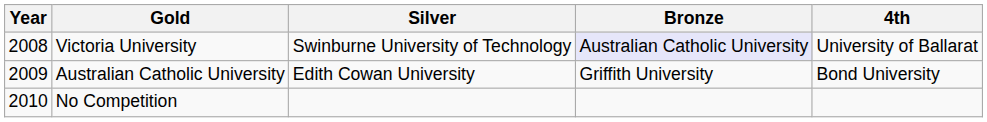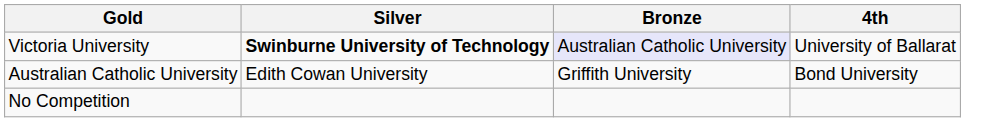- column: (28, 18)
(432, 46) normal -> (398, 46) bold
